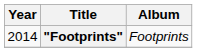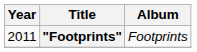(22, 36) 2014 -> (22, 36) 2011
